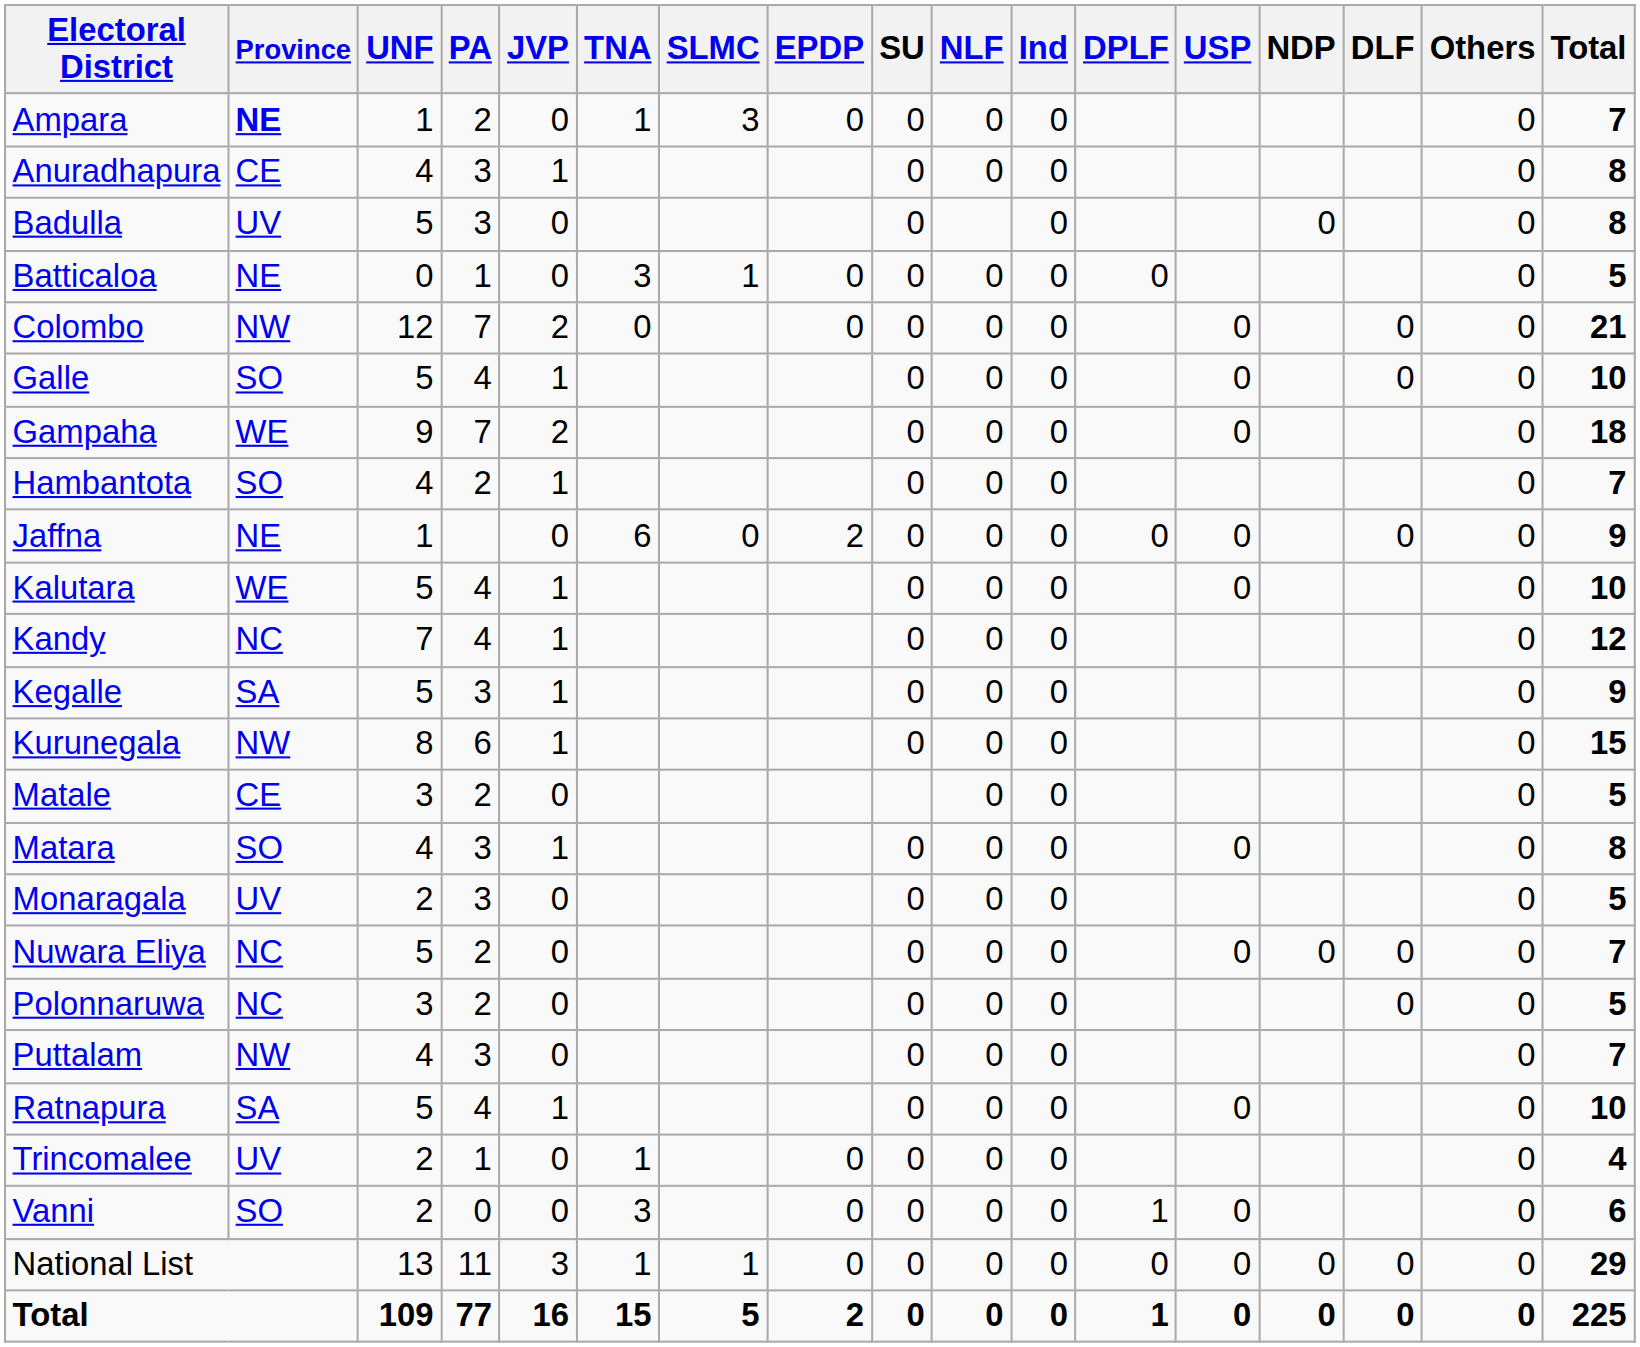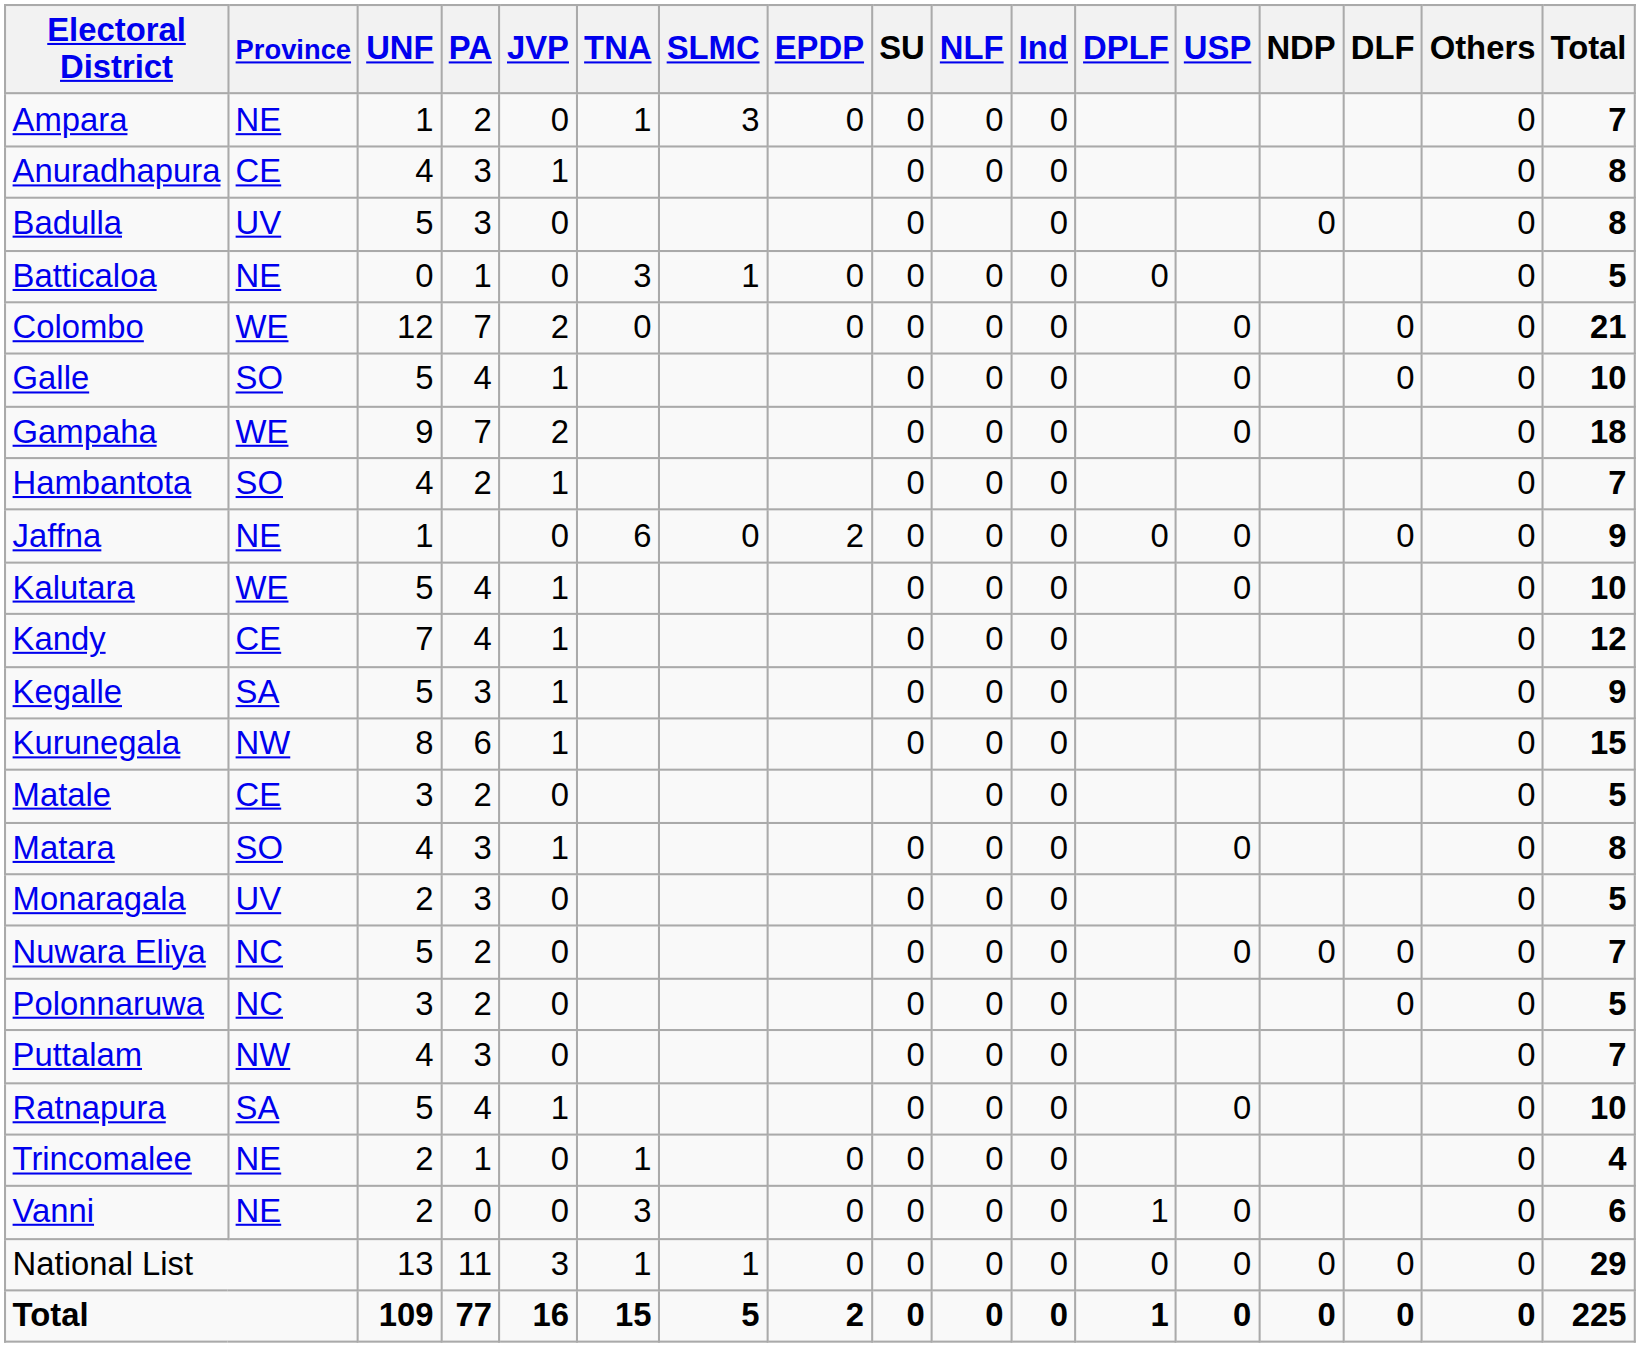(258, 119) bold -> (258, 119) normal
(263, 327) NW -> (262, 327) WE
(259, 639) NC -> (258, 639) CE
(258, 1159) UV -> (258, 1159) NE
(259, 1211) SO -> (258, 1211) NE
